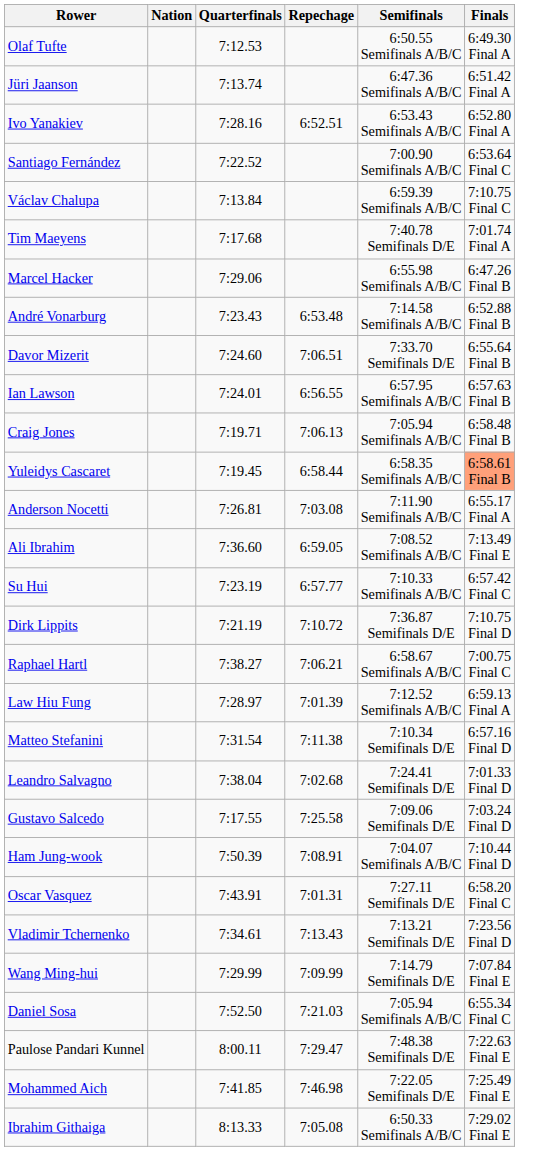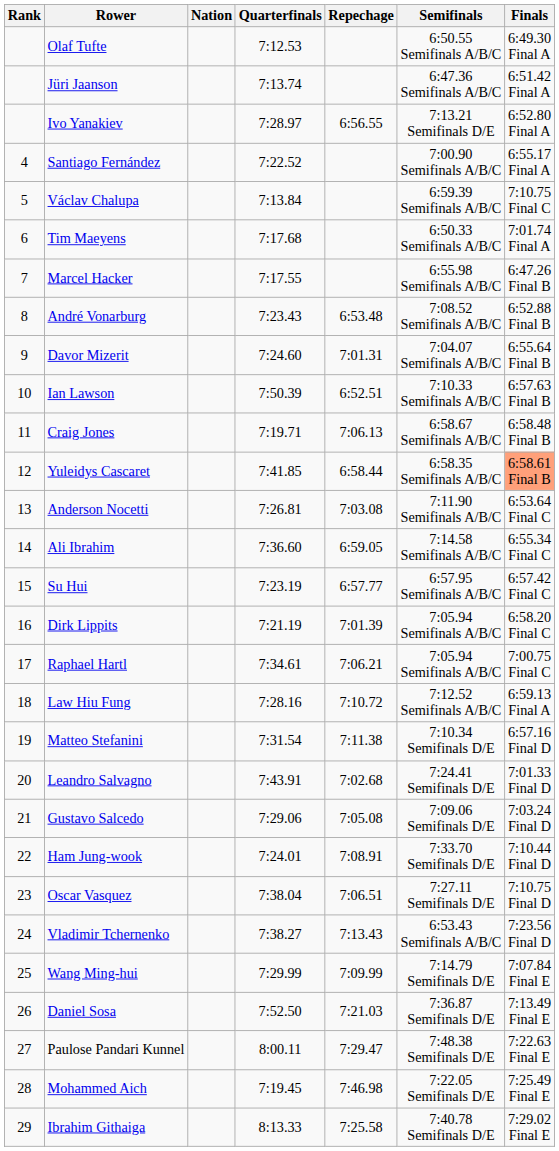+ column: (24, 15)
(240, 123) 7:28.16 -> (280, 123) 7:28.97
(321, 123) 6:52.51 -> (361, 123) 6:56.55
(411, 123) 6:53.43 Semifinals A/B/C -> (451, 123) 7:13.21 Semifinals D/E
(490, 162) 6:53.64 Final C -> (529, 162) 6:55.17 Final A
(411, 239) 7:40.78 Semifinals D/E -> (451, 239) 6:50.33 Semifinals A/B/C
(240, 278) 7:29.06 -> (280, 278) 7:17.55
(411, 316) 7:14.58 Semifinals A/B/C -> (451, 316) 7:08.52 Semifinals A/B/C
(321, 355) 7:06.51 -> (361, 355) 7:01.31
(411, 355) 7:33.70 Semifinals D/E -> (451, 355) 7:04.07 Semifinals A/B/C
(240, 393) 7:24.01 -> (280, 393) 7:50.39
(321, 393) 6:56.55 -> (361, 393) 6:52.51
(411, 393) 6:57.95 Semifinals A/B/C -> (451, 393) 7:10.33 Semifinals A/B/C
(411, 432) 7:05.94 Semifinals A/B/C -> (451, 432) 6:58.67 Semifinals A/B/C
(240, 471) 7:19.45 -> (280, 471) 7:41.85
(490, 509) 6:55.17 Final A -> (529, 509) 6:53.64 Final C
(411, 548) 7:08.52 Semifinals A/B/C -> (451, 548) 7:14.58 Semifinals A/B/C
(490, 548) 7:13.49 Final E -> (529, 548) 6:55.34 Final C
(411, 586) 7:10.33 Semifinals A/B/C -> (451, 586) 6:57.95 Semifinals A/B/C
(321, 625) 7:10.72 -> (361, 625) 7:01.39
(411, 625) 7:36.87 Semifinals D/E -> (451, 625) 7:05.94 Semifinals A/B/C
(490, 625) 7:10.75 Final D -> (529, 625) 6:58.20 Final C
(240, 664) 7:38.27 -> (280, 664) 7:34.61
(411, 664) 6:58.67 Semifinals A/B/C -> (451, 664) 7:05.94 Semifinals A/B/C
(240, 702) 7:28.97 -> (280, 702) 7:28.16
(321, 702) 7:01.39 -> (361, 702) 7:10.72
(240, 779) 7:38.04 -> (280, 779) 7:43.91
(240, 818) 7:17.55 -> (280, 818) 7:29.06
(321, 818) 7:25.58 -> (361, 818) 7:05.08
(240, 857) 7:50.39 -> (280, 857) 7:24.01
(411, 857) 7:04.07 Semifinals A/B/C -> (451, 857) 7:33.70 Semifinals D/E
(240, 895) 7:43.91 -> (280, 895) 7:38.04
(321, 895) 7:01.31 -> (361, 895) 7:06.51
(490, 895) 6:58.20 Final C -> (529, 895) 7:10.75 Final D
(240, 934) 7:34.61 -> (280, 934) 7:38.27
(411, 934) 7:13.21 Semifinals D/E -> (451, 934) 6:53.43 Semifinals A/B/C
(411, 1011) 7:05.94 Semifinals A/B/C -> (451, 1011) 7:36.87 Semifinals D/E
(490, 1011) 6:55.34 Final C -> (529, 1011) 7:13.49 Final E
(240, 1088) 7:41.85 -> (280, 1088) 7:19.45
(321, 1127) 7:05.08 -> (361, 1127) 7:25.58
(411, 1127) 6:50.33 Semifinals A/B/C -> (451, 1127) 7:40.78 Semifinals D/E
